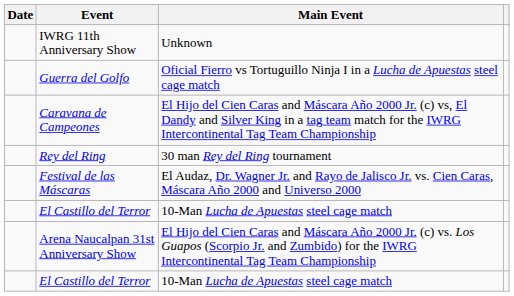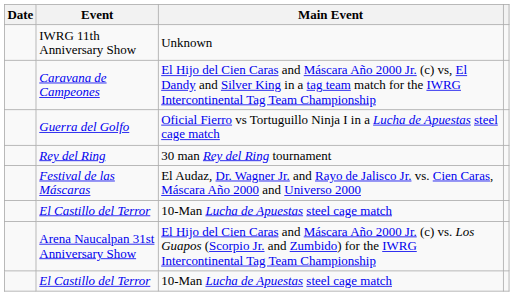rows swapped: (84, 77) <-> (73, 120)
